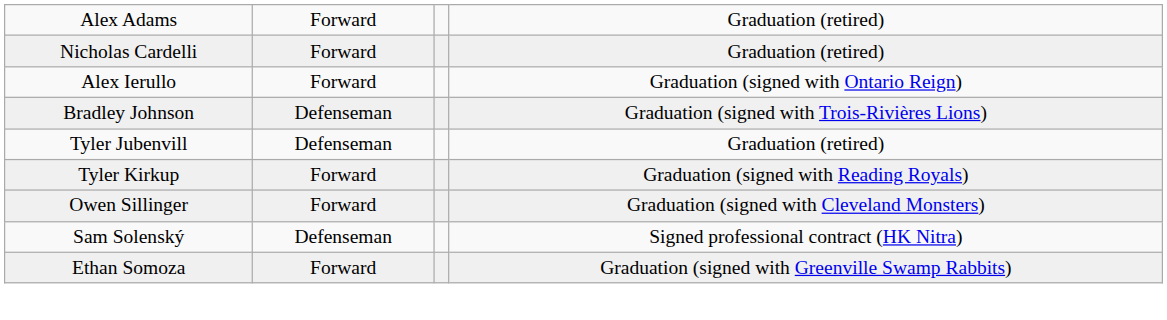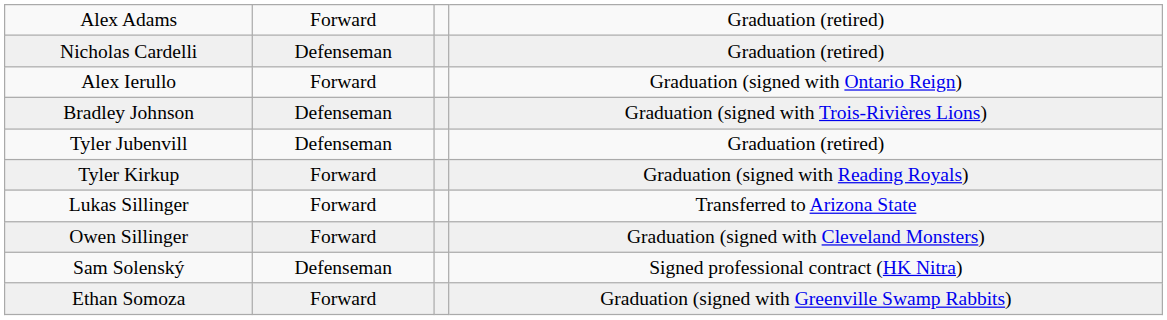(343, 50) Forward -> (343, 50) Defenseman
+ row: (129, 205)
